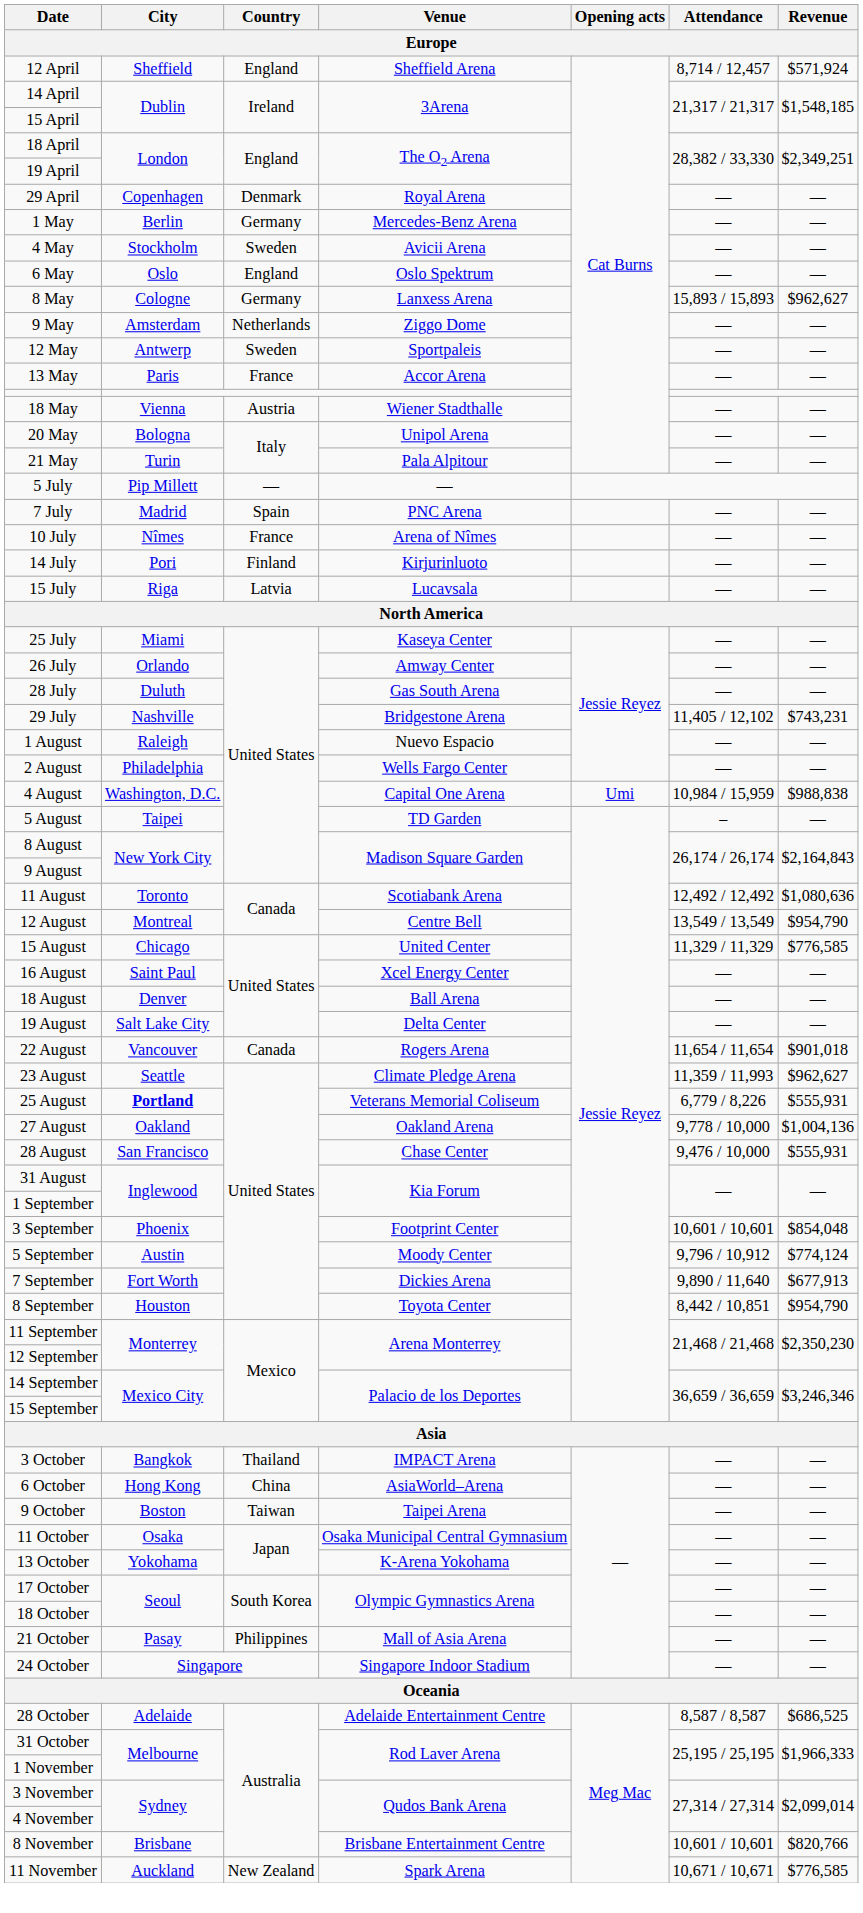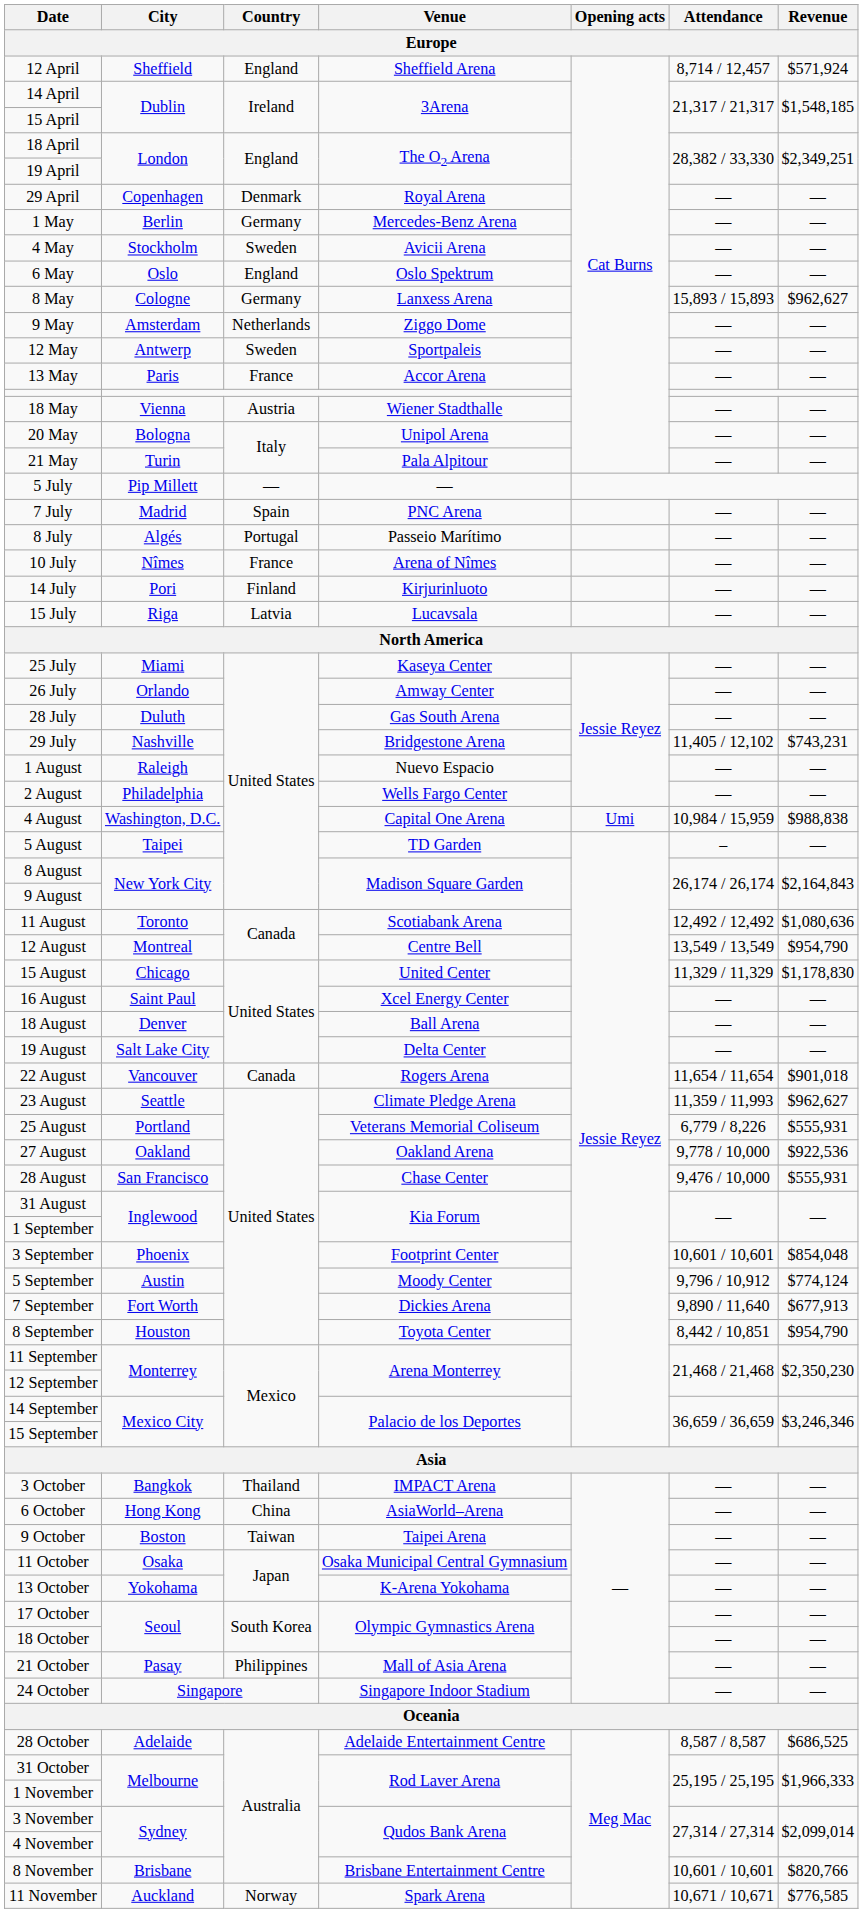+ row: (53, 537)
(818, 947) $776,585 -> (818, 973) $1,178,830
(163, 1101) bold -> (163, 1126) normal
(818, 1126) $1,004,136 -> (818, 1152) $922,536
(271, 1870) New Zealand -> (271, 1895) Norway
